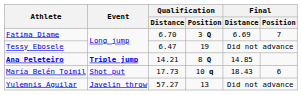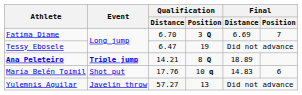(242, 59) 14.85 -> (242, 59) 18.89
(167, 71) 17.73 -> (167, 71) 17.76
(242, 71) 18.43 -> (242, 71) 14.83
